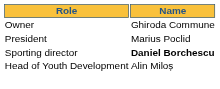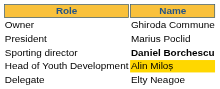(152, 66) no background -> (152, 66) gold background
+ row: (25, 80)
